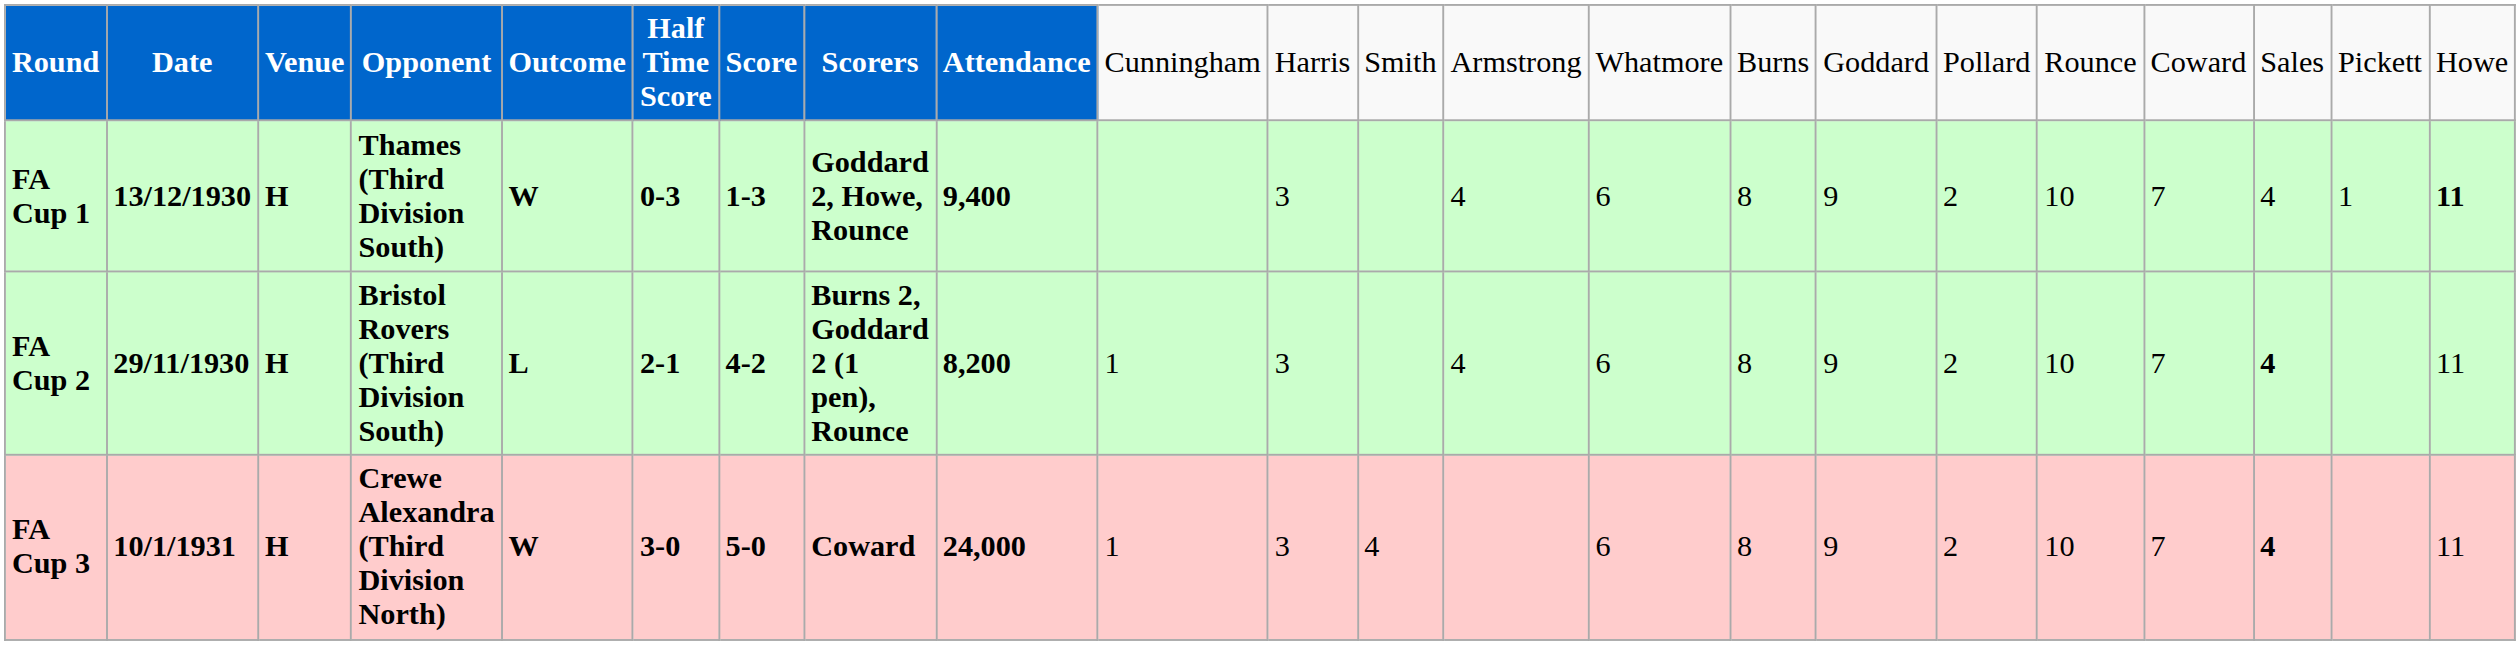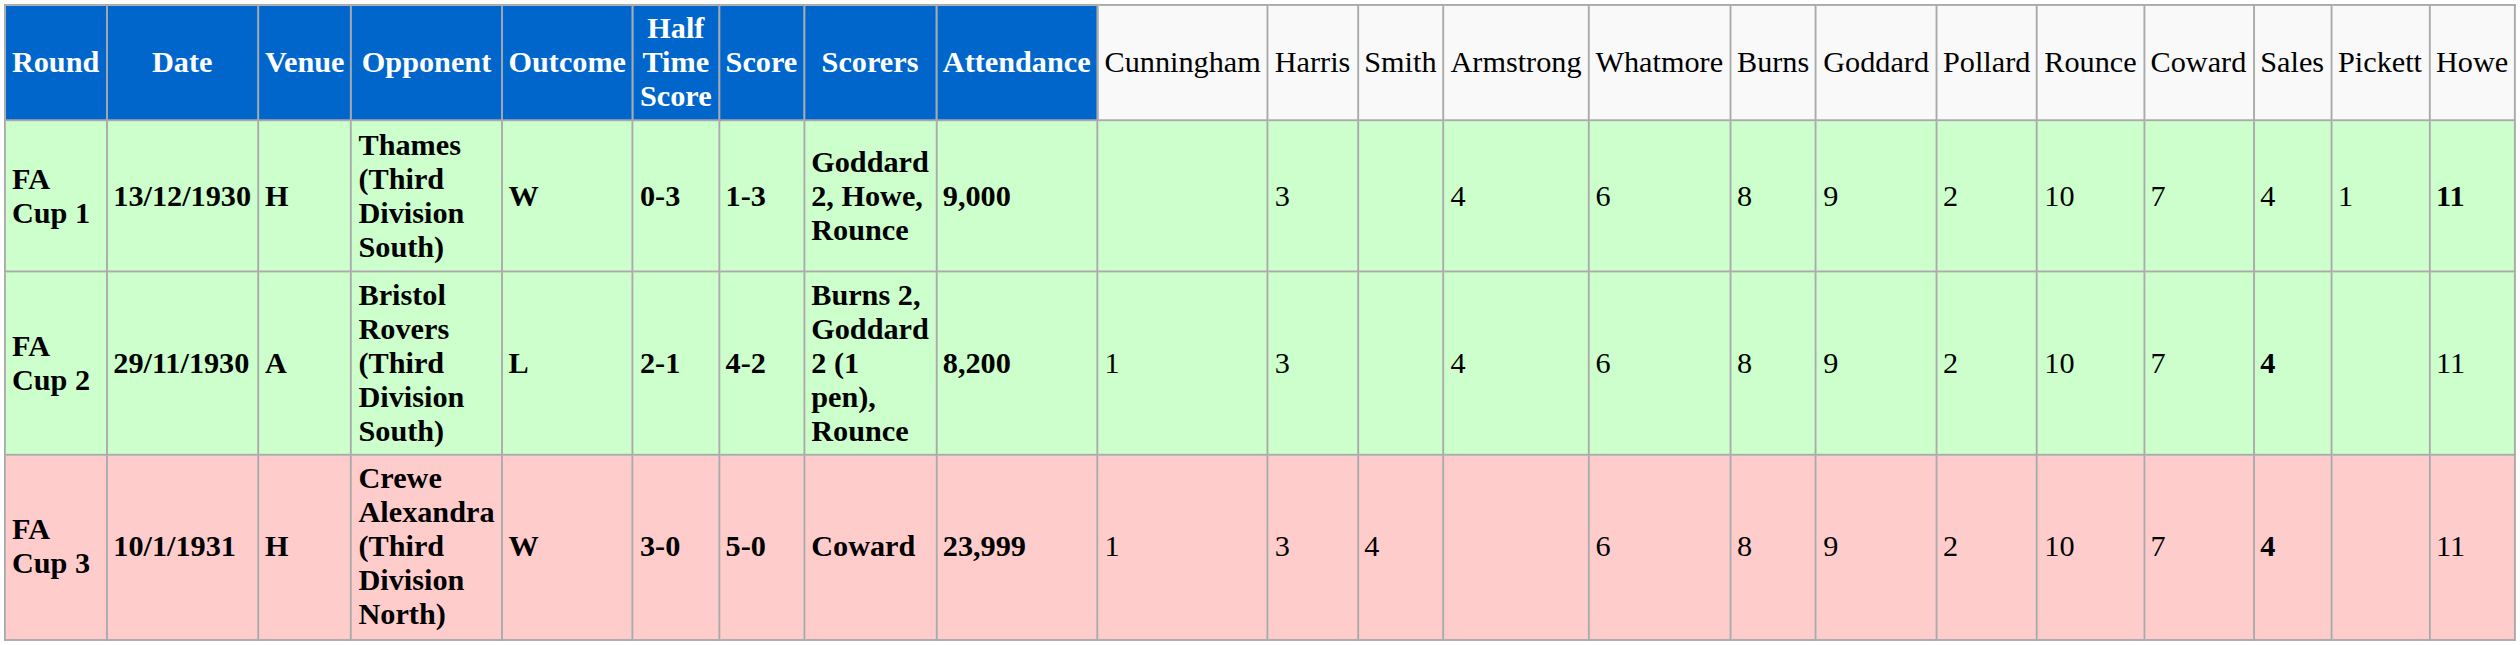(977, 195) 9,400 -> (977, 195) 9,000
(277, 362) H -> (276, 362) A
(984, 546) 24,000 -> (984, 546) 23,999
